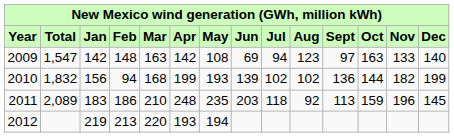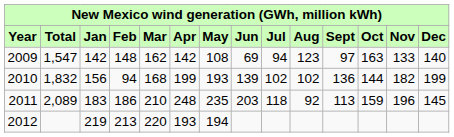(156, 57) 163 -> (156, 57) 162
